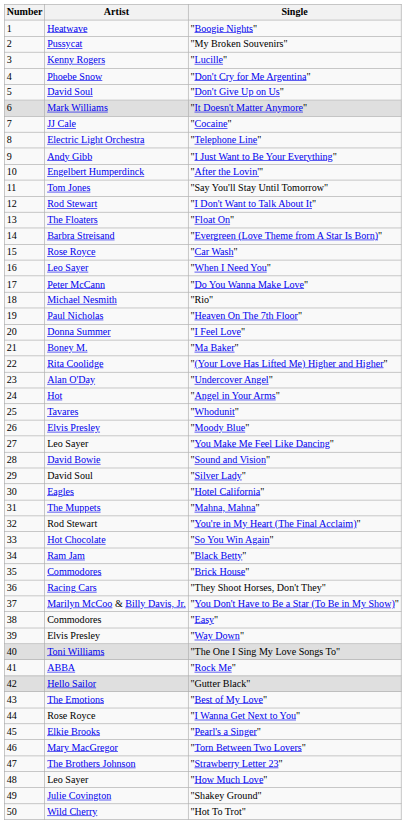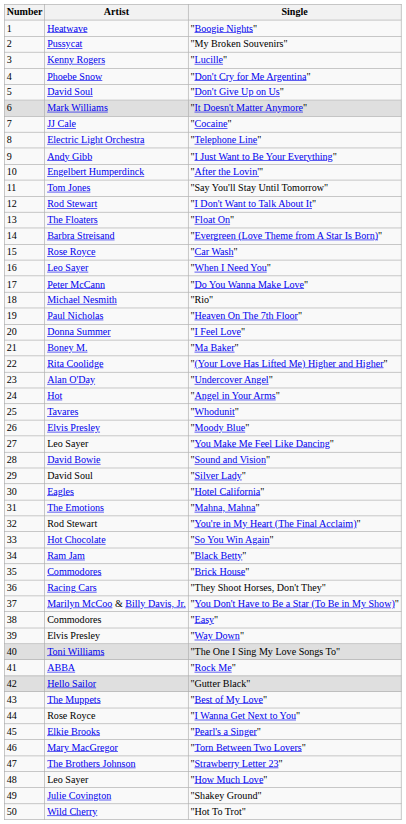(74, 508) The Muppets -> (76, 508) The Emotions
(76, 699) The Emotions -> (74, 699) The Muppets
